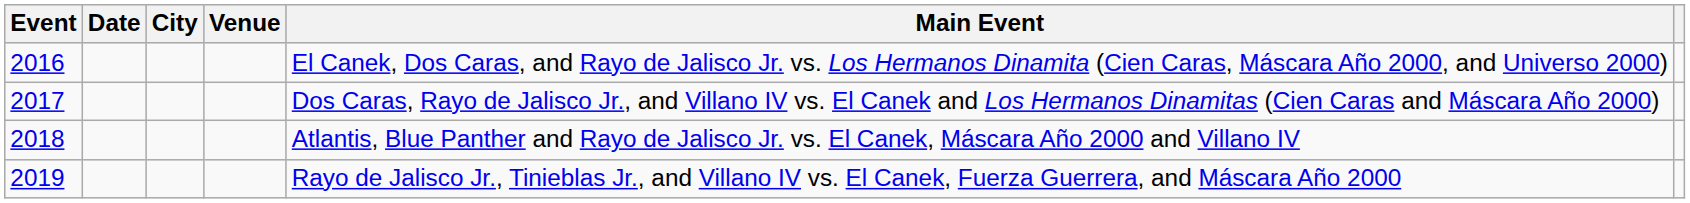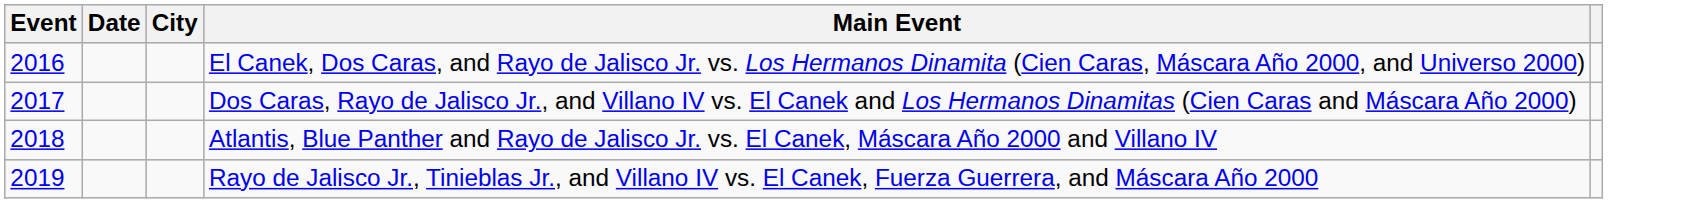- column: (245, 23)
